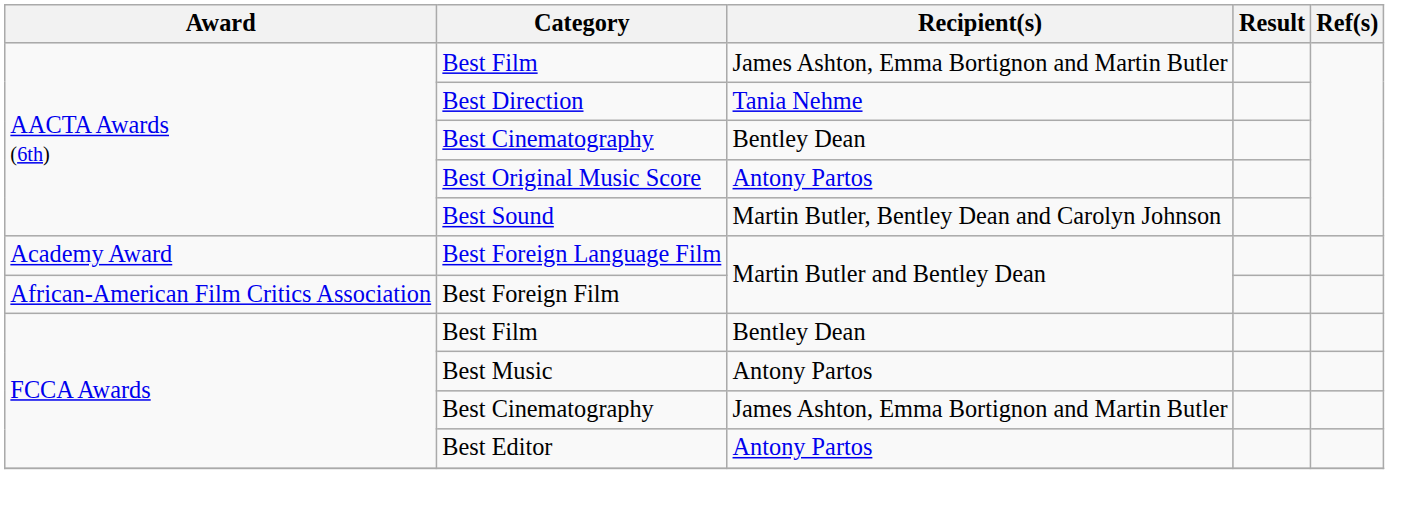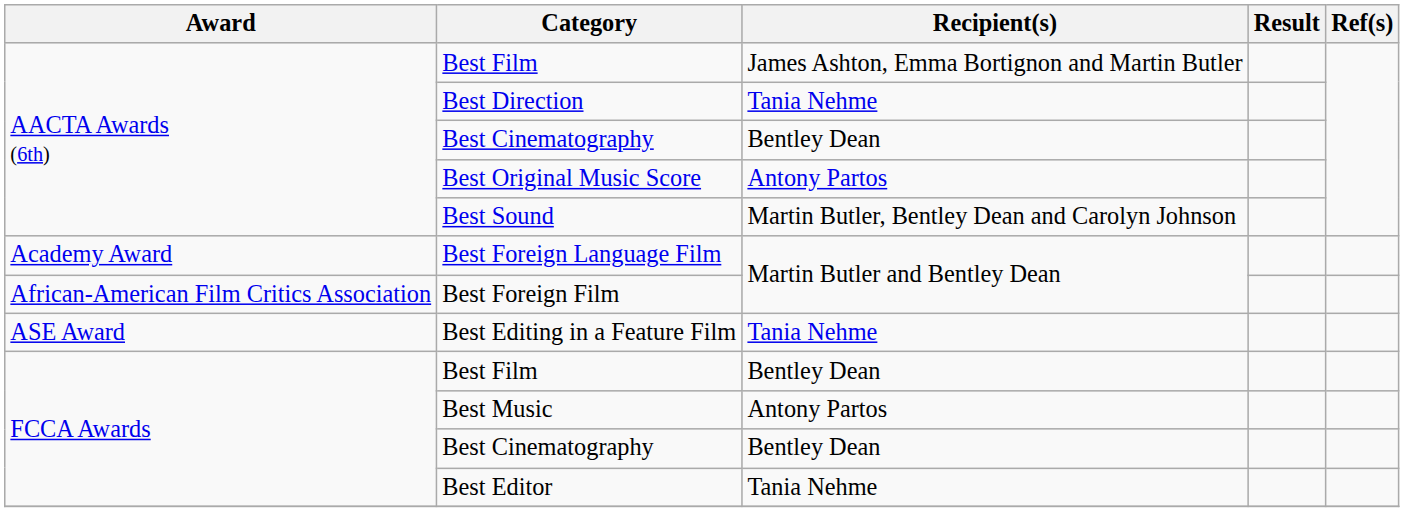+ row: (68, 332)
(980, 409) James Ashton, Emma Bortignon and Martin Butler -> (814, 448) Bentley Dean
(802, 448) Antony Partos -> (812, 486) Tania Nehme
